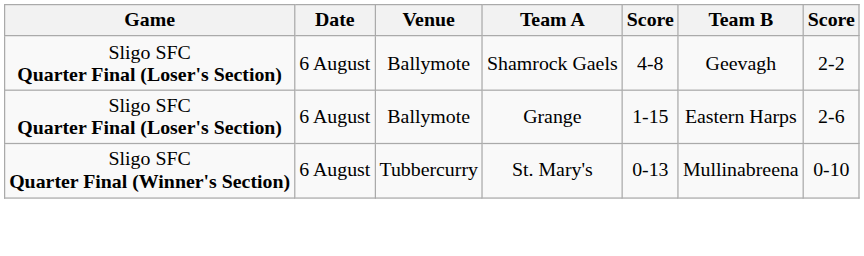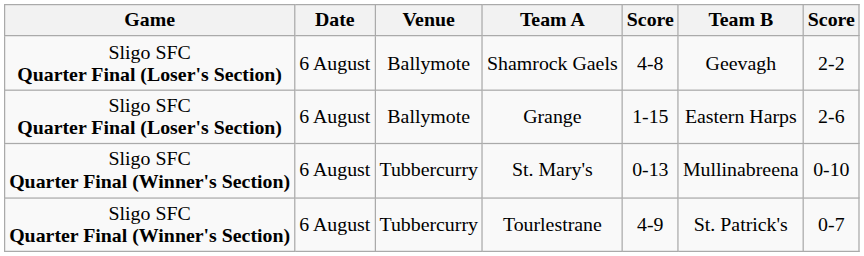+ row: (552, 224)
